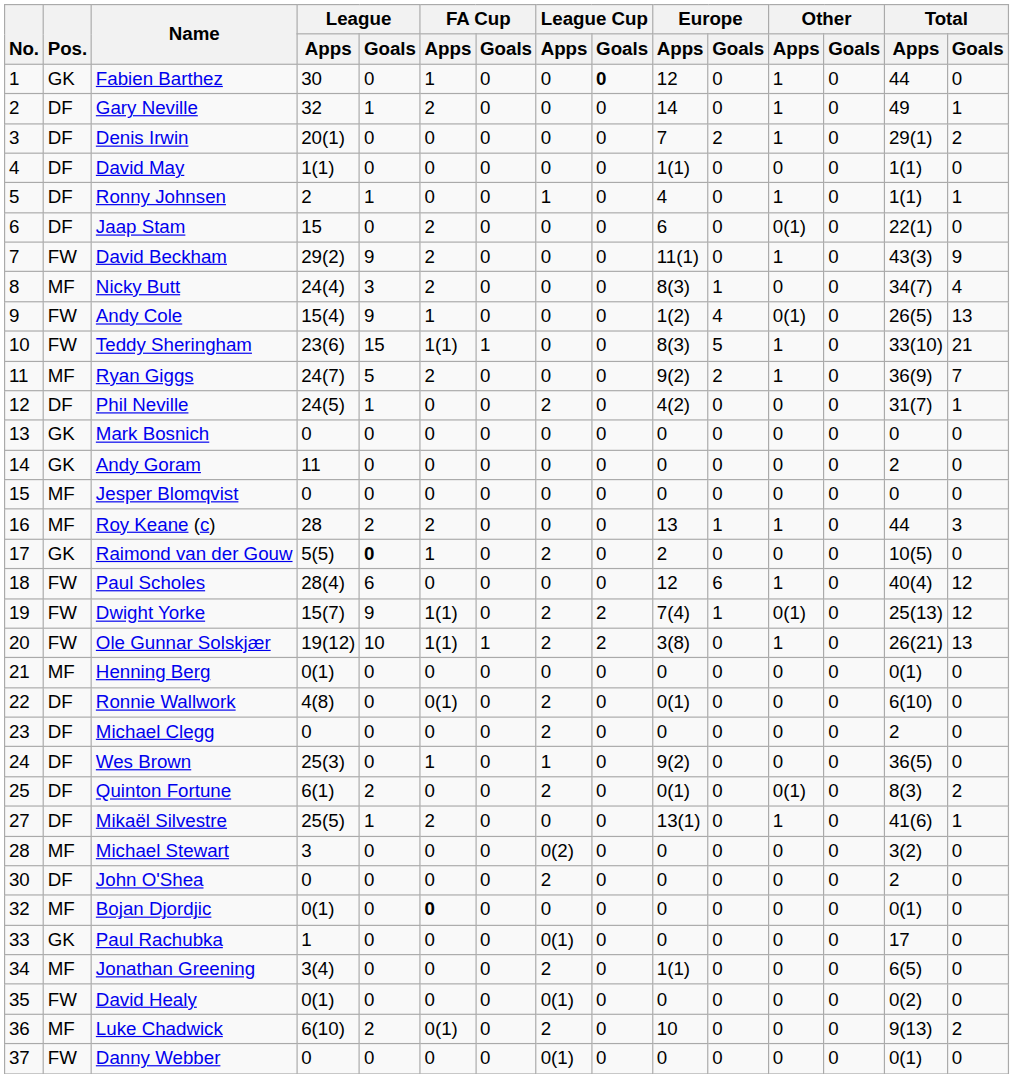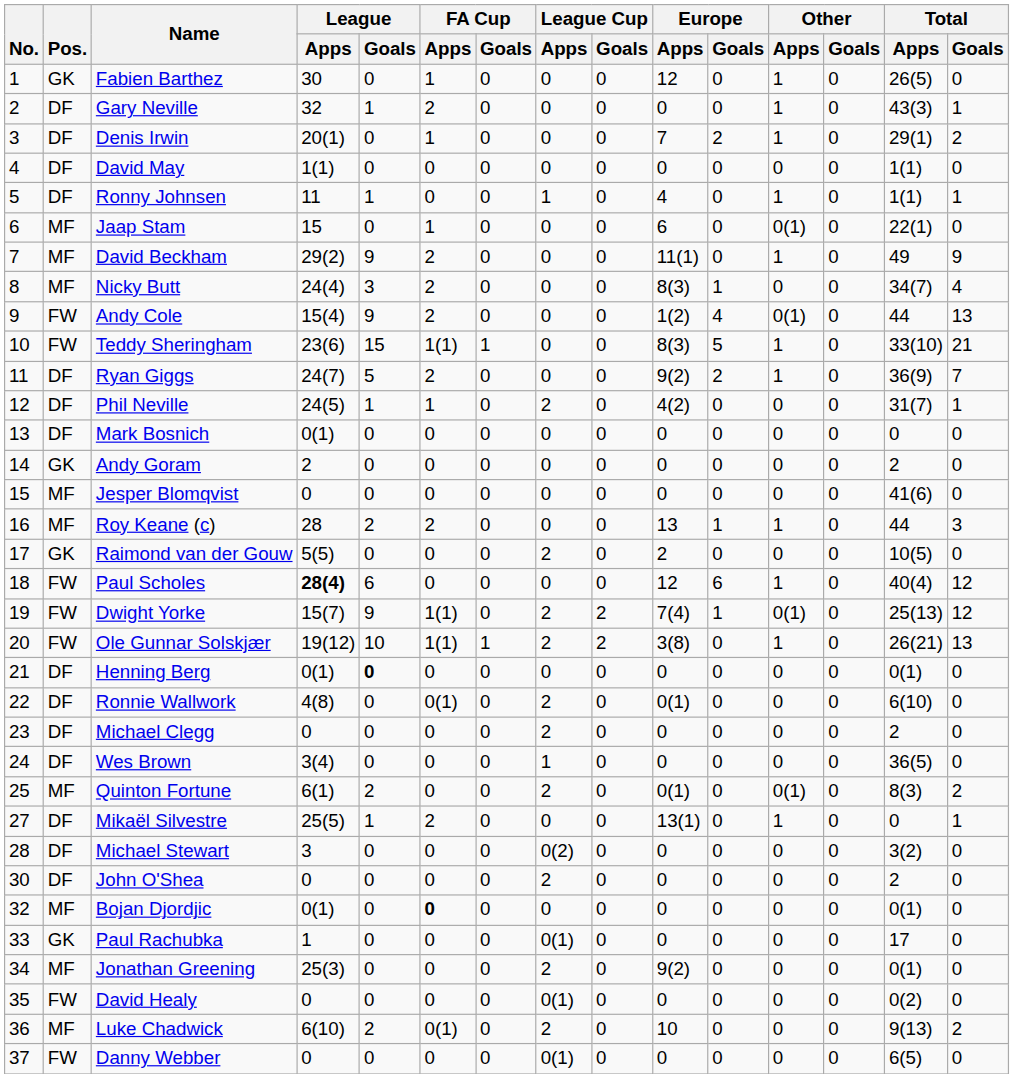(601, 78) bold -> (601, 78) normal
(899, 78) 44 -> (911, 78) 26(5)
(667, 108) 14 -> (662, 108) 0
(899, 108) 49 -> (911, 108) 43(3)
(430, 138) 0 -> (430, 138) 1
(673, 167) 1(1) -> (662, 167) 0
(306, 197) 2 -> (311, 197) 11
(60, 227) DF -> (61, 227) MF
(430, 227) 2 -> (430, 227) 1
(62, 256) FW -> (61, 256) MF
(911, 256) 43(3) -> (899, 256) 49
(430, 316) 1 -> (430, 316) 2
(911, 316) 26(5) -> (899, 316) 44
(61, 375) MF -> (60, 375) DF
(430, 405) 0 -> (430, 405) 1
(61, 434) GK -> (60, 434) DF
(306, 434) 0 -> (318, 434) 0(1)
(311, 464) 11 -> (306, 464) 2
(894, 494) 0 -> (911, 494) 41(6)
(369, 553) bold -> (369, 553) normal
(430, 553) 1 -> (430, 553) 0
(323, 583) normal -> (323, 583) bold
(61, 672) MF -> (60, 672) DF
(369, 672) normal -> (369, 672) bold
(323, 761) 25(3) -> (318, 761) 3(4)
(430, 761) 1 -> (430, 761) 0
(673, 761) 9(2) -> (662, 761) 0
(60, 791) DF -> (61, 791) MF
(911, 820) 41(6) -> (894, 820) 0
(61, 850) MF -> (60, 850) DF
(318, 969) 3(4) -> (323, 969) 25(3)
(673, 969) 1(1) -> (673, 969) 9(2)
(906, 969) 6(5) -> (906, 969) 0(1)
(318, 999) 0(1) -> (306, 999) 0
(906, 1058) 0(1) -> (906, 1058) 6(5)
